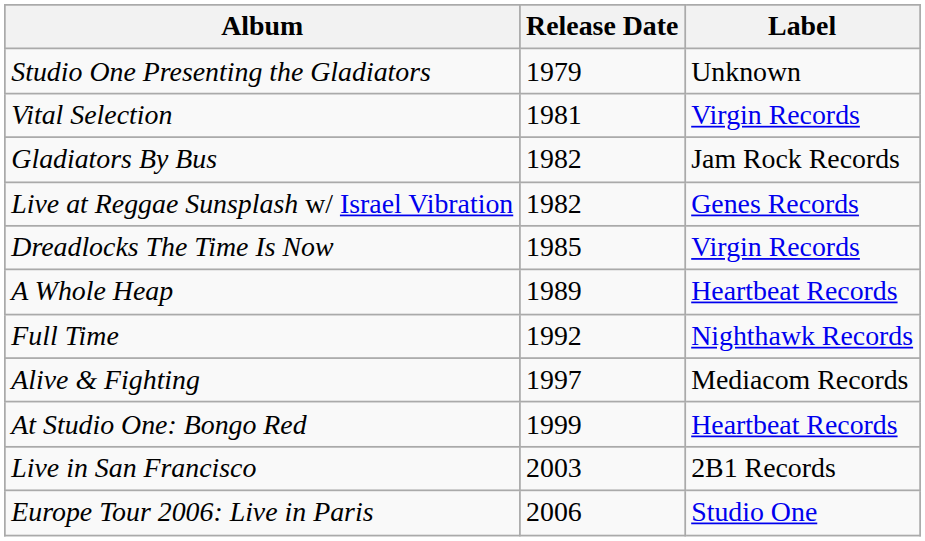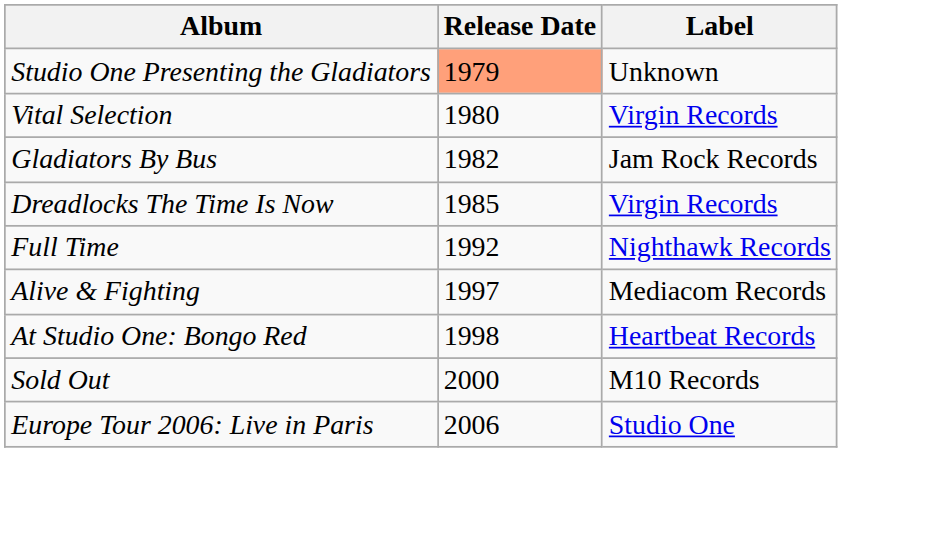(554, 70) no background -> (472, 70) lightsalmon background
(554, 114) 1981 -> (472, 114) 1980
- row: (262, 203)
- row: (92, 291)
(554, 423) 1999 -> (472, 335) 1998
+ row: (60, 379)
- row: (134, 468)
